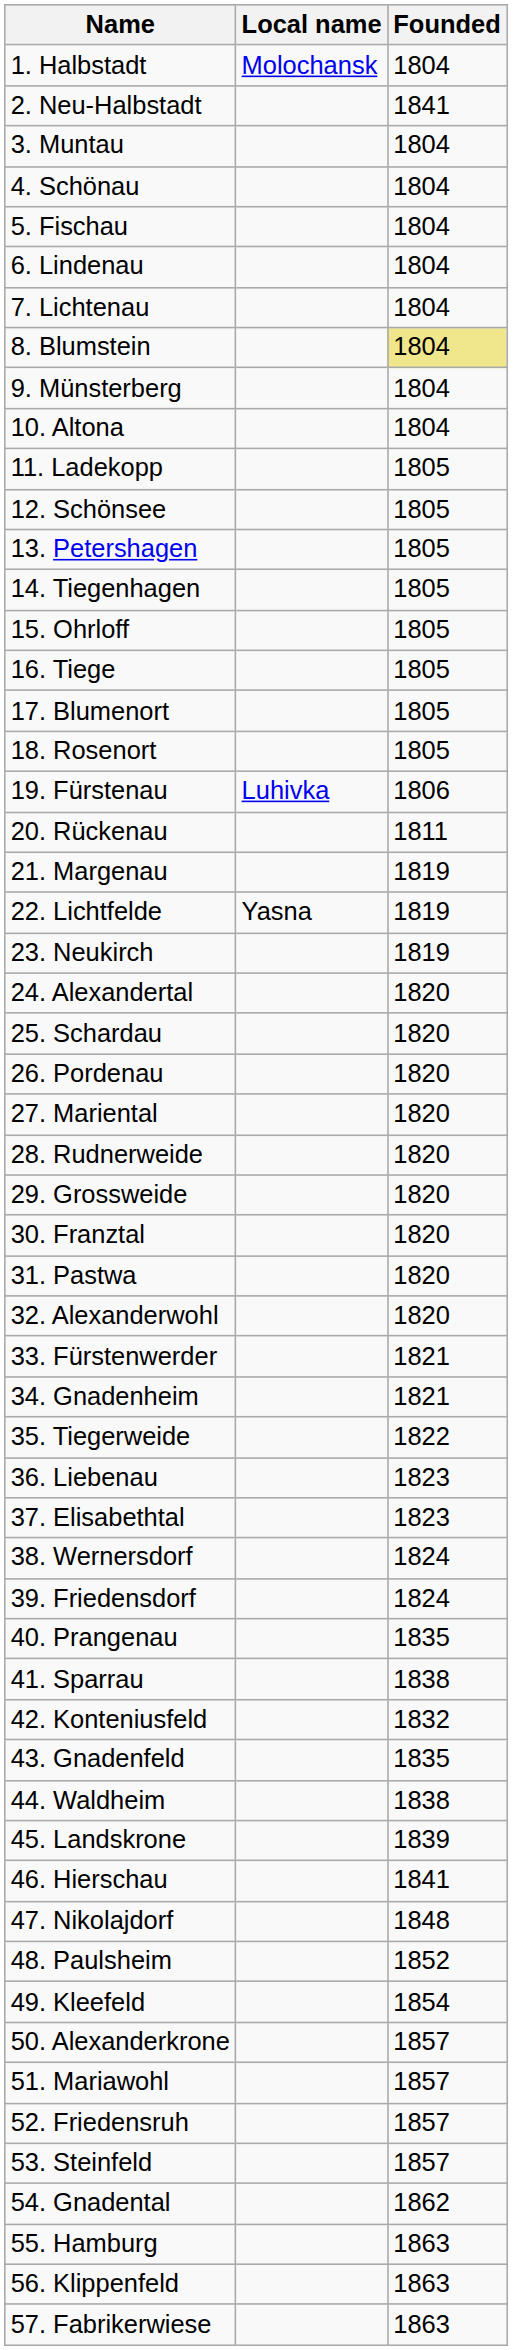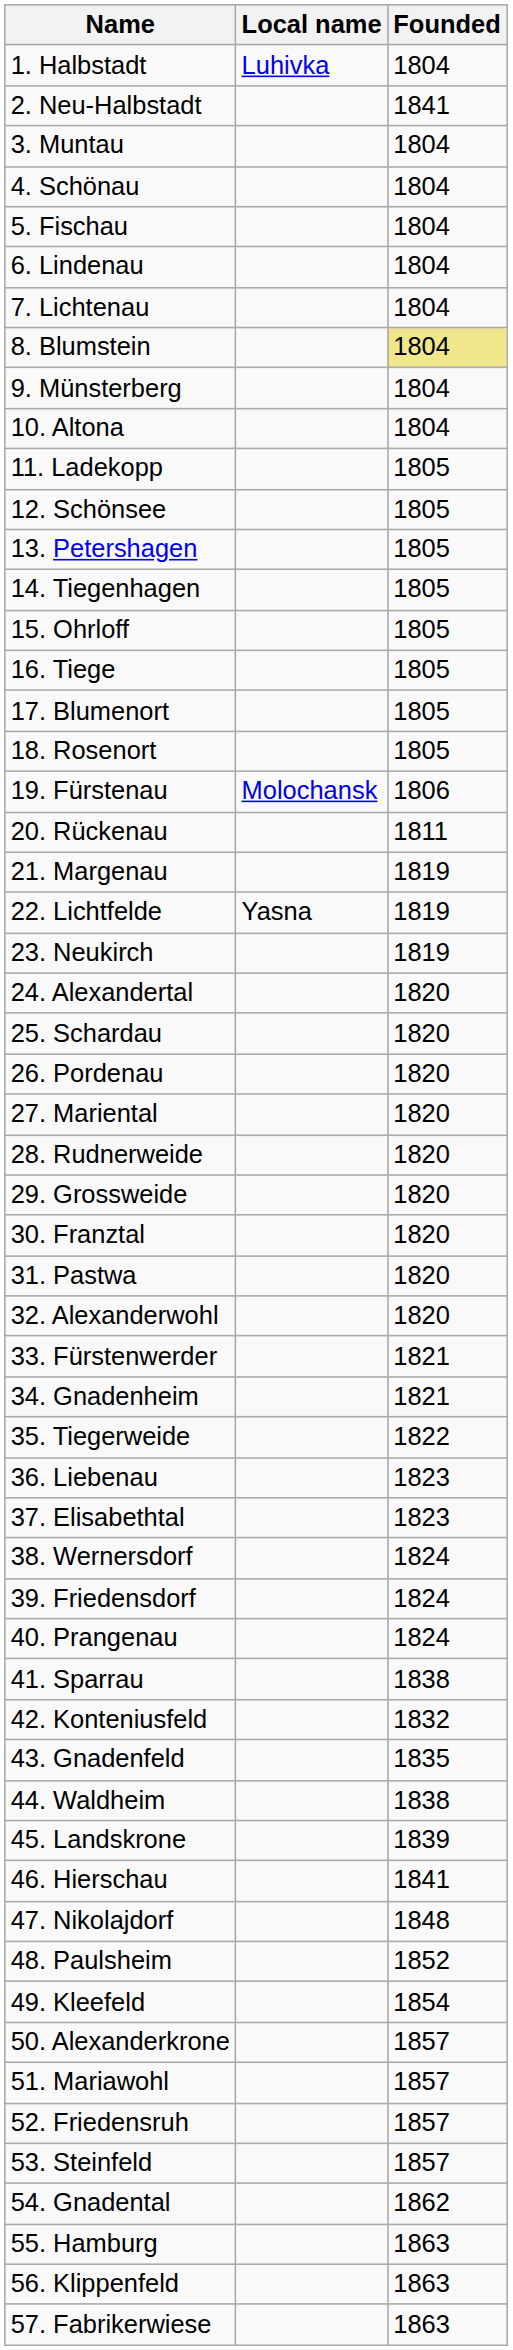(309, 65) Molochansk -> (285, 65) Luhivka
(285, 791) Luhivka -> (309, 791) Molochansk
(422, 1638) 1835 -> (422, 1638) 1824
